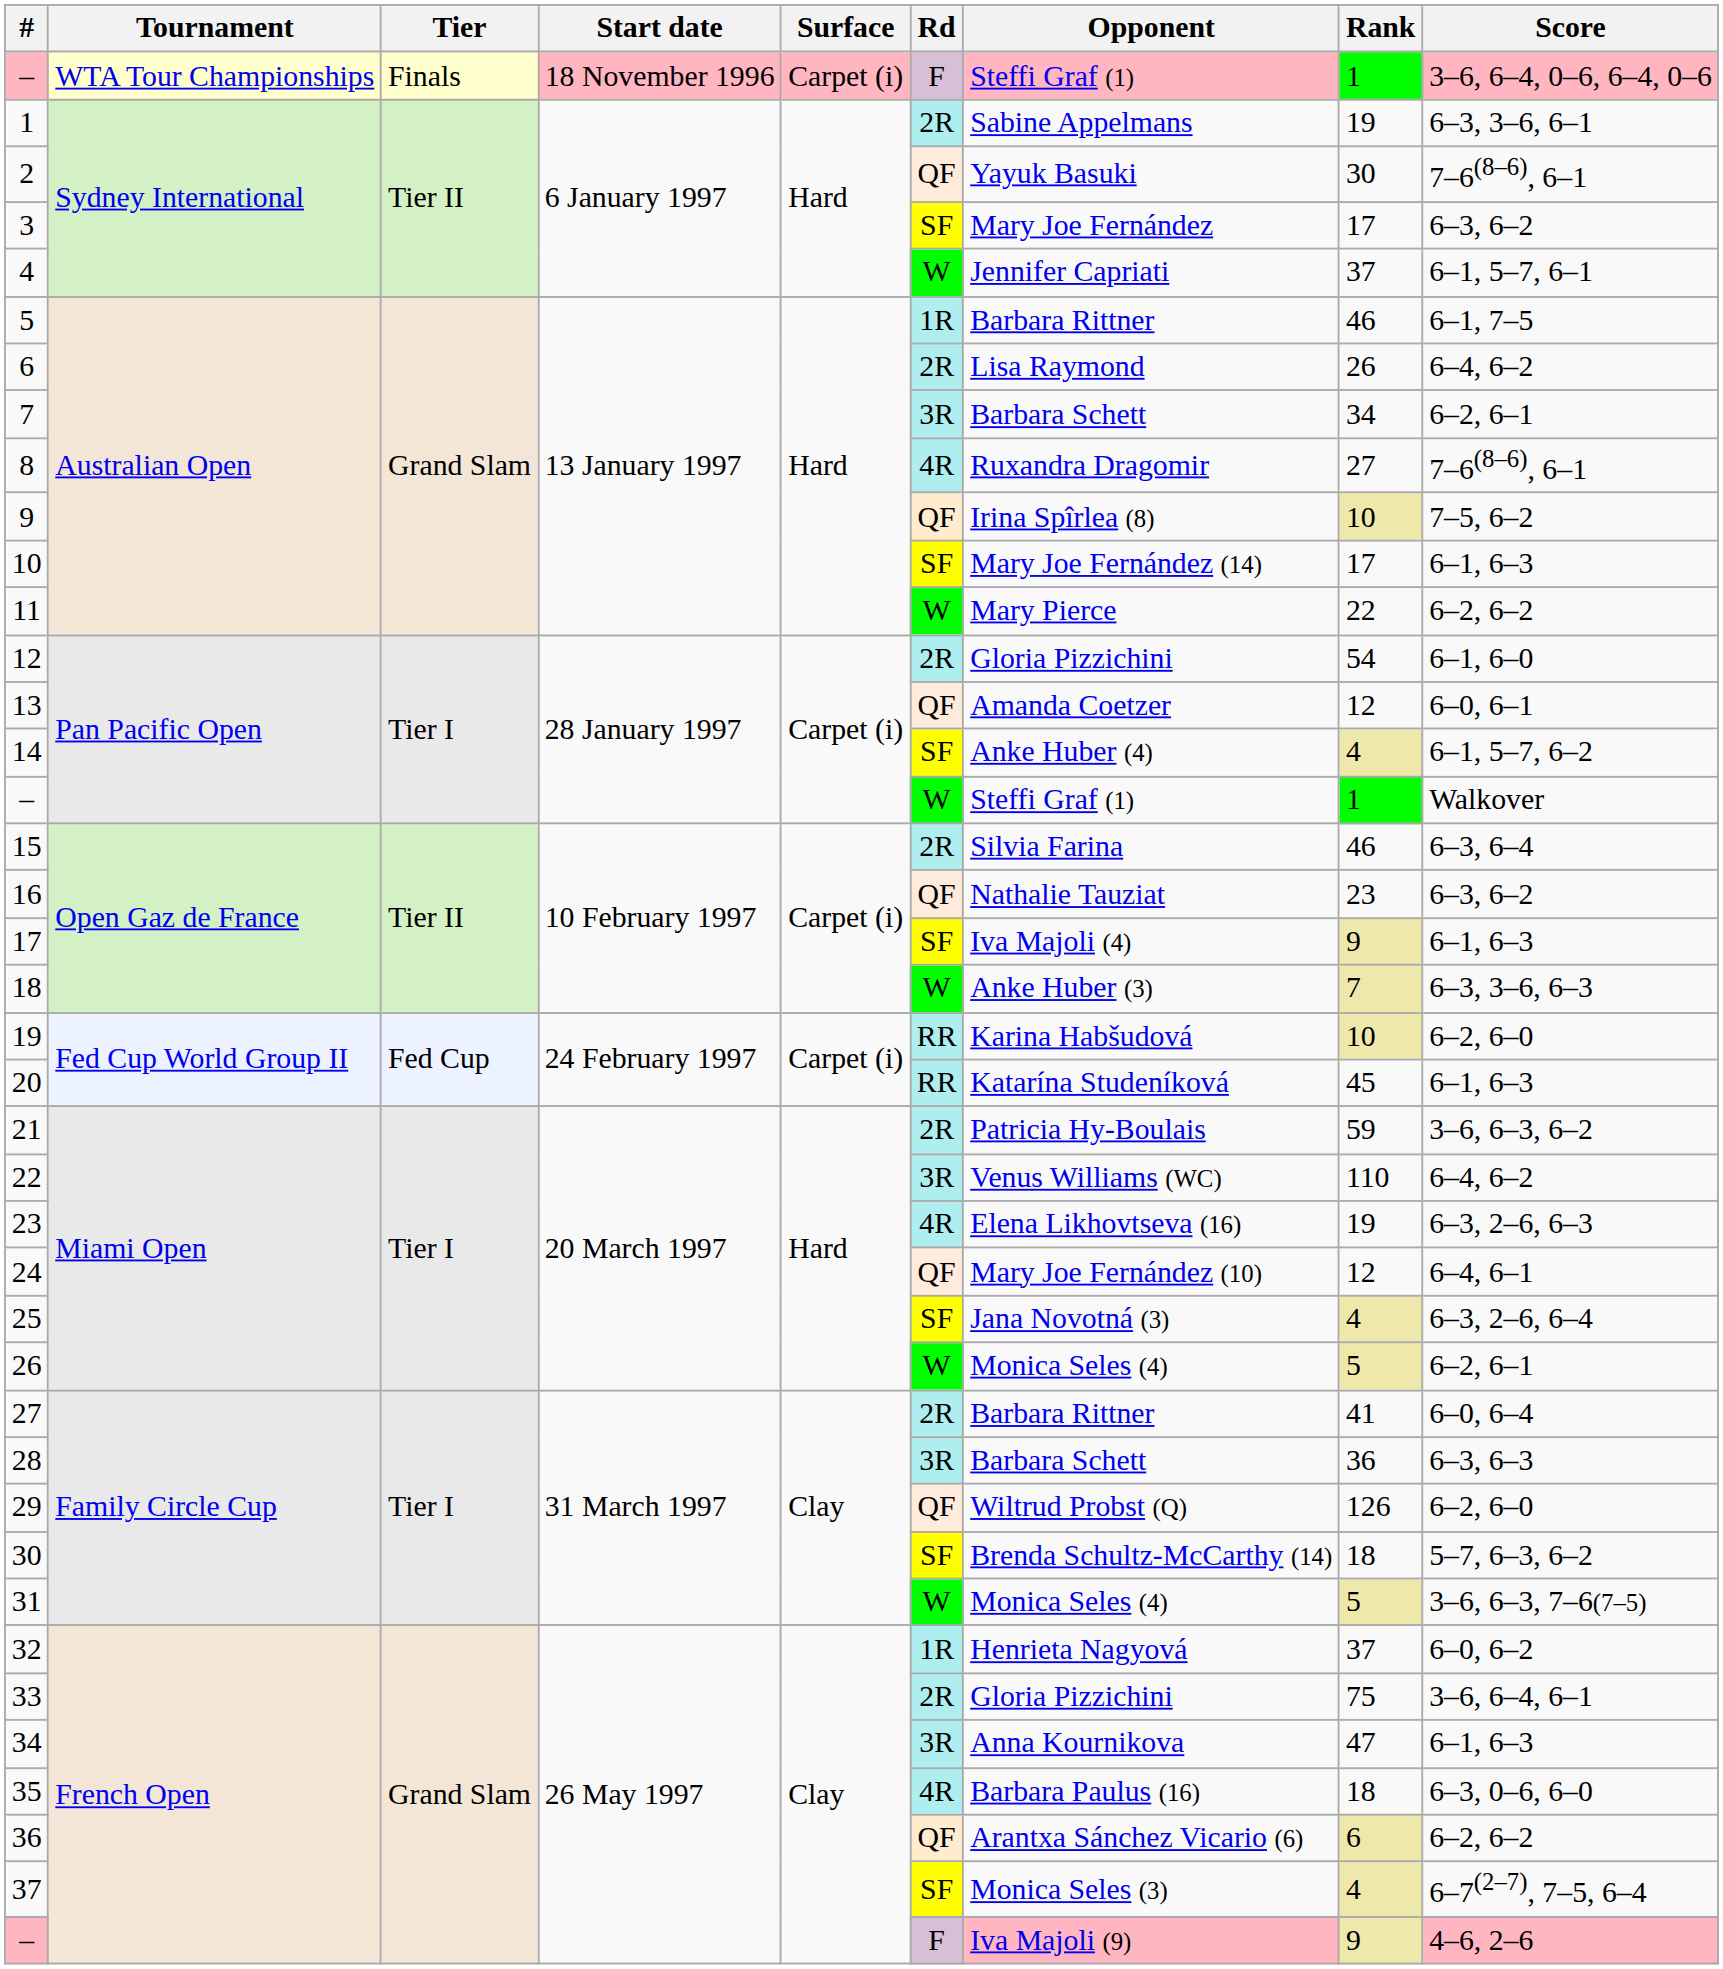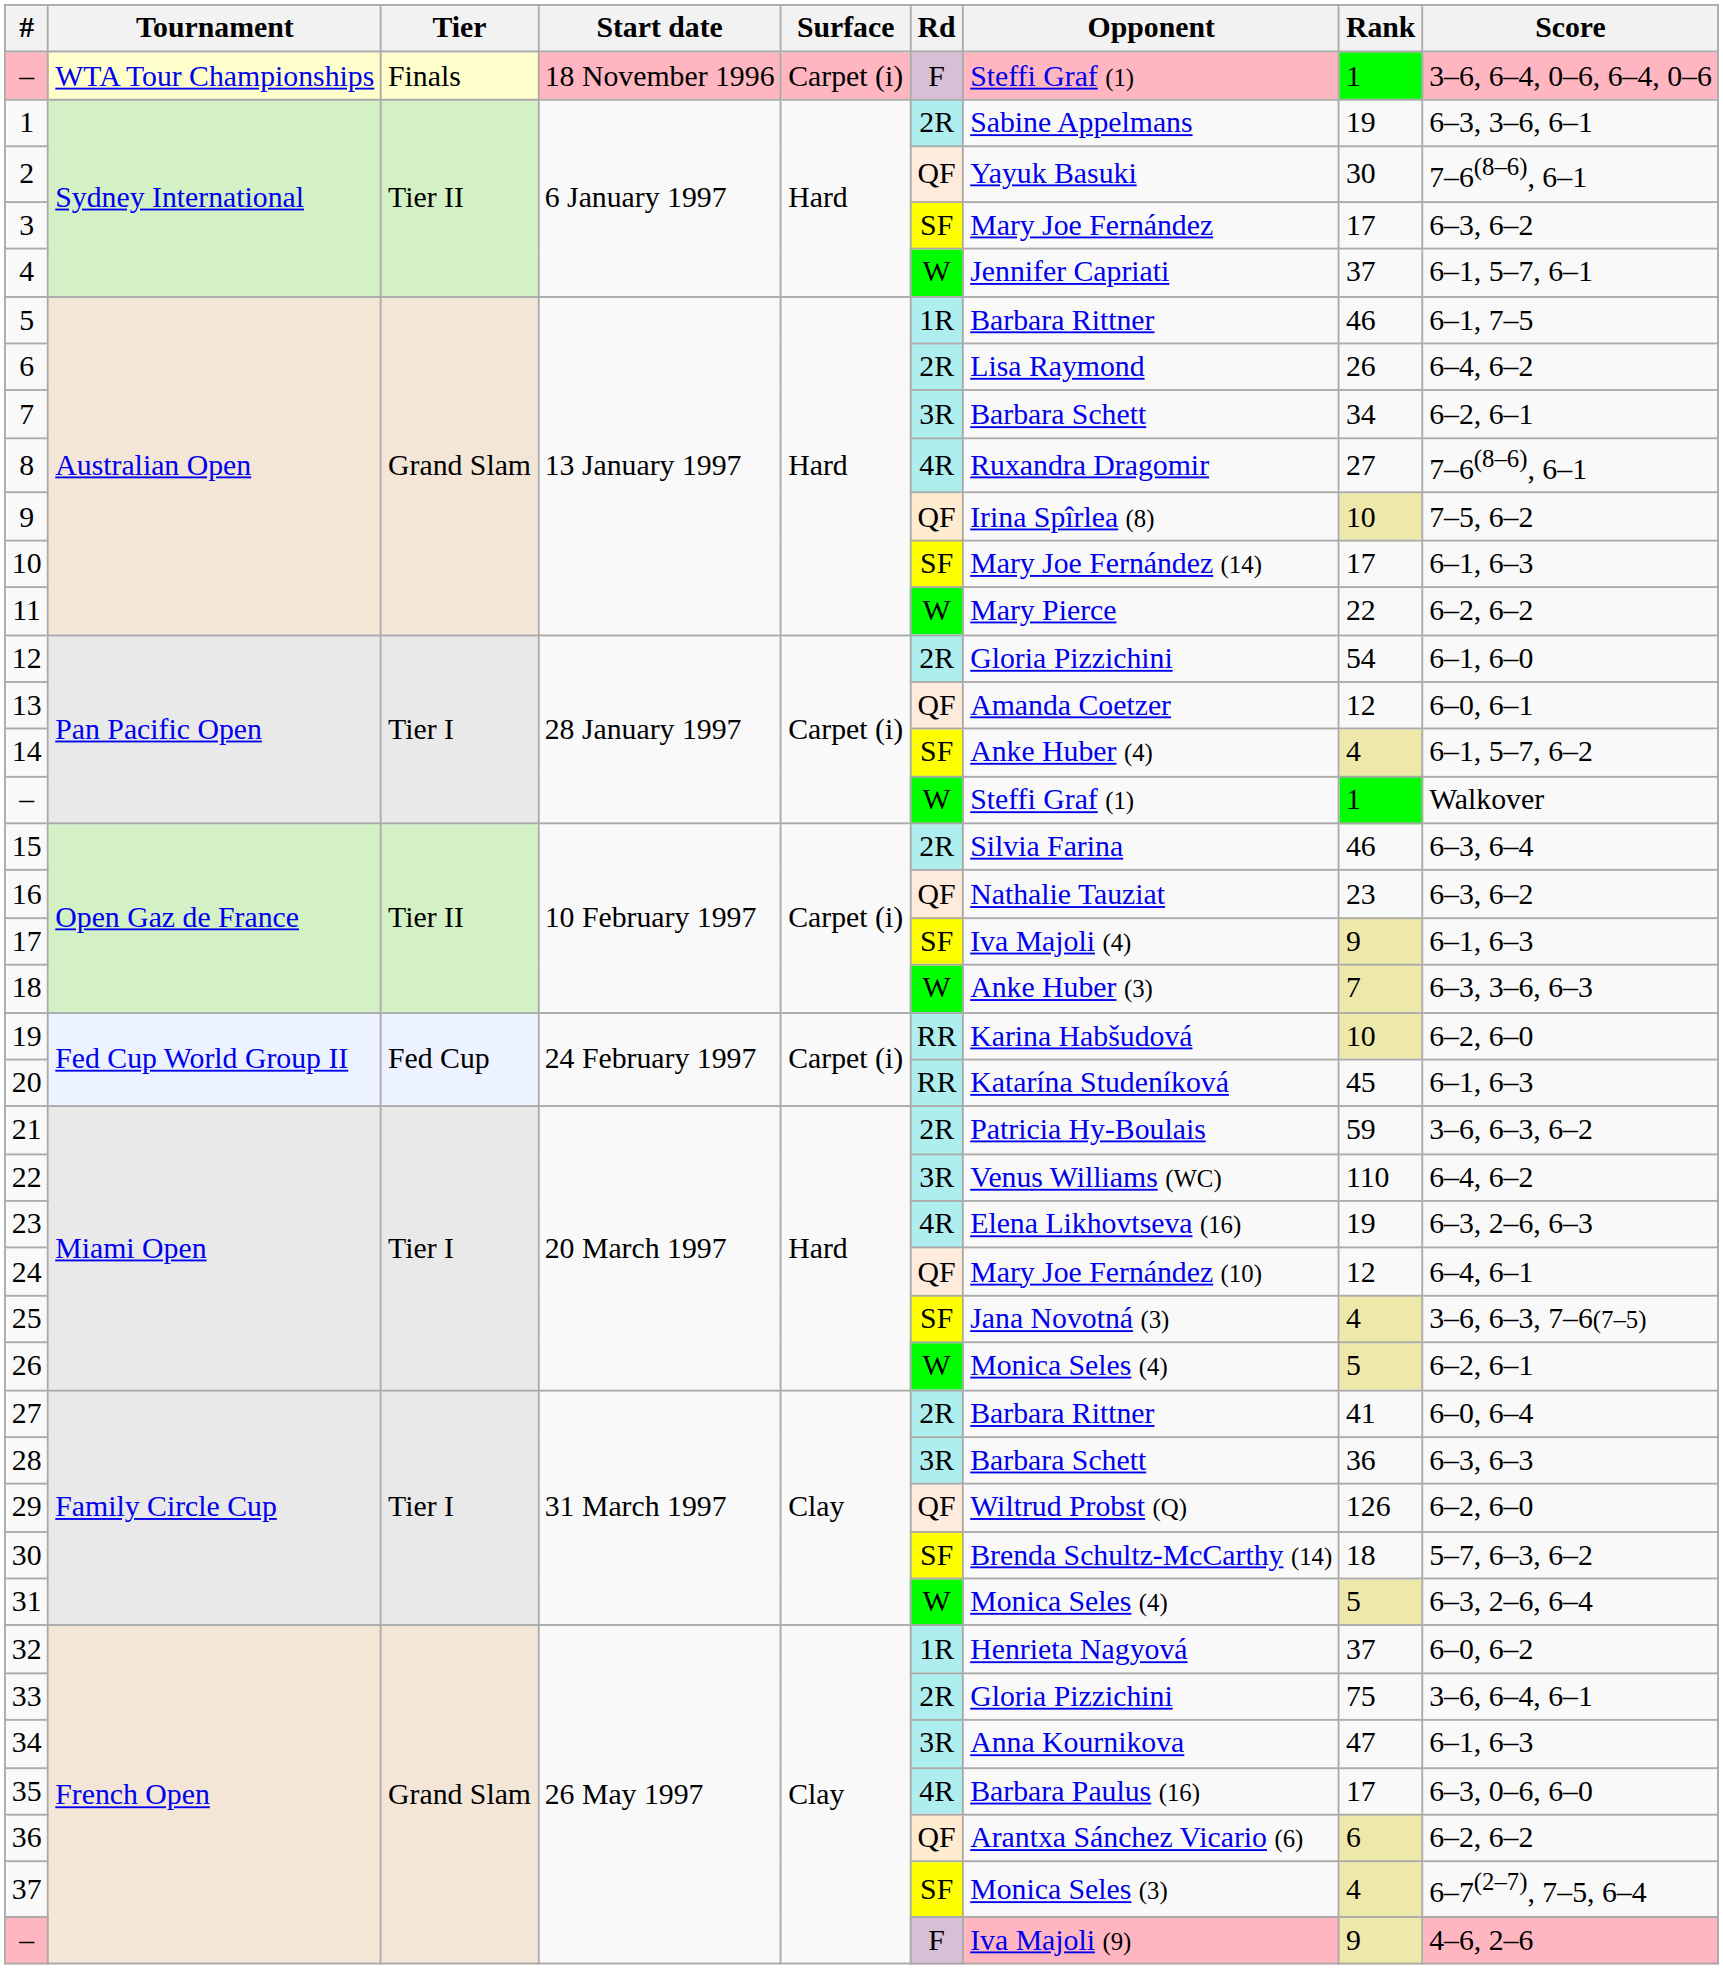(1511, 1318) 6–3, 2–6, 6–4 -> (1538, 1318) 3–6, 6–3, 7–6(7–5)
(1538, 1601) 3–6, 6–3, 7–6(7–5) -> (1511, 1601) 6–3, 2–6, 6–4
(1361, 1790) 18 -> (1361, 1790) 17
